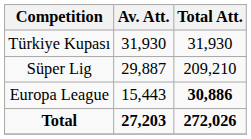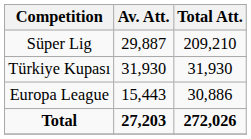rows swapped: (59, 69) <-> (59, 43)
(210, 95) bold -> (210, 95) normal
